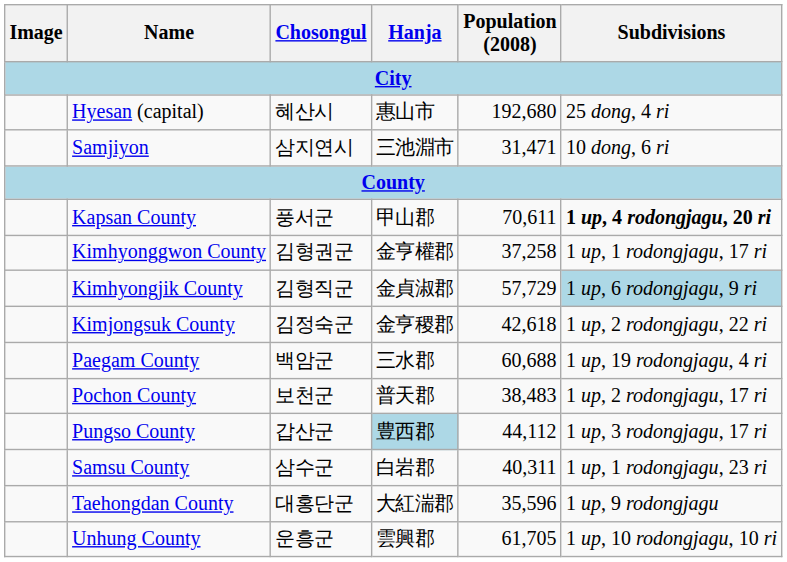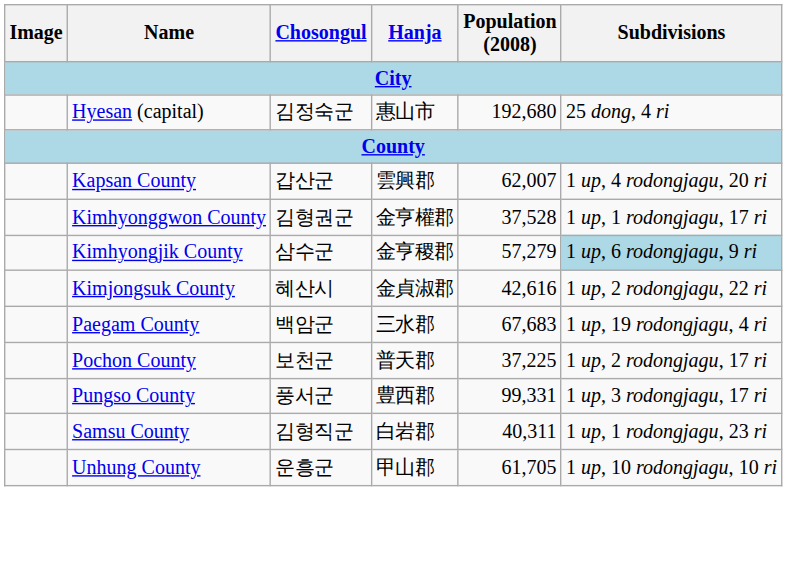(305, 112) 혜산시 -> (314, 112) 김정숙군
- row: (110, 148)
(305, 217) 풍서군 -> (305, 181) 갑산군
(405, 217) 甲山郡 -> (405, 181) 雲興郡
(529, 217) 70,611 -> (529, 181) 62,007
(669, 217) bold -> (666, 181) normal
(529, 252) 37,258 -> (529, 217) 37,528
(314, 288) 김형직군 -> (305, 252) 삼수군
(415, 288) 金貞淑郡 -> (415, 252) 金亨稷郡
(529, 288) 57,729 -> (529, 252) 57,279
(314, 324) 김정숙군 -> (305, 288) 혜산시
(415, 324) 金亨稷郡 -> (415, 288) 金貞淑郡
(529, 324) 42,618 -> (529, 288) 42,616
(529, 360) 60,688 -> (529, 324) 67,683
(529, 396) 38,483 -> (529, 360) 37,225
(305, 431) 갑산군 -> (305, 396) 풍서군
(405, 431) lightblue background -> (405, 396) no background
(529, 431) 44,112 -> (529, 396) 99,331
(305, 467) 삼수군 -> (314, 431) 김형직군
- row: (153, 503)
(405, 539) 雲興郡 -> (405, 467) 甲山郡
